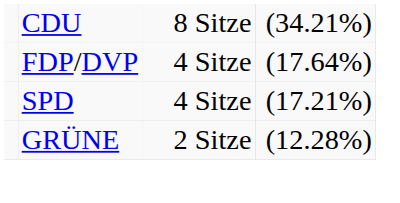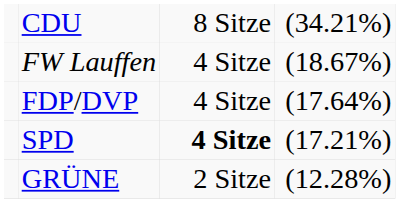+ row: (89, 62)
(198, 100) normal -> (217, 139) bold
